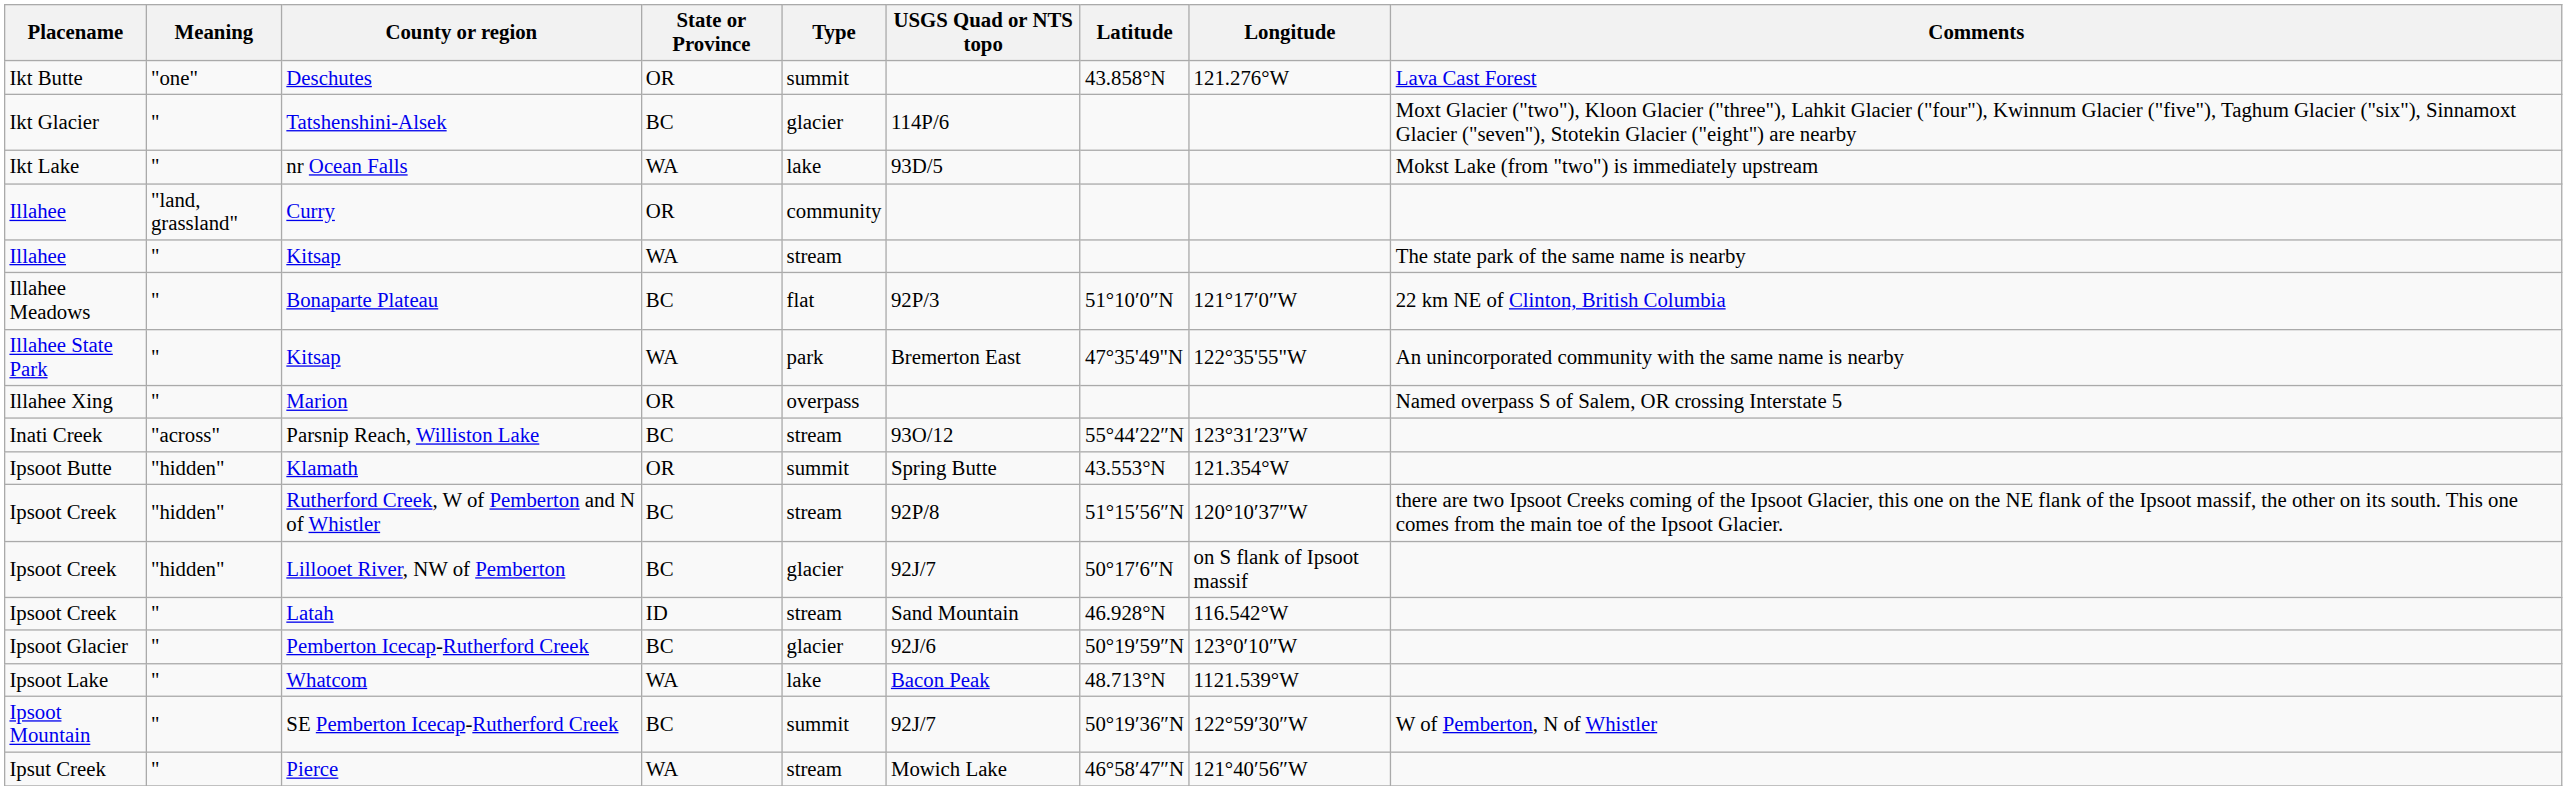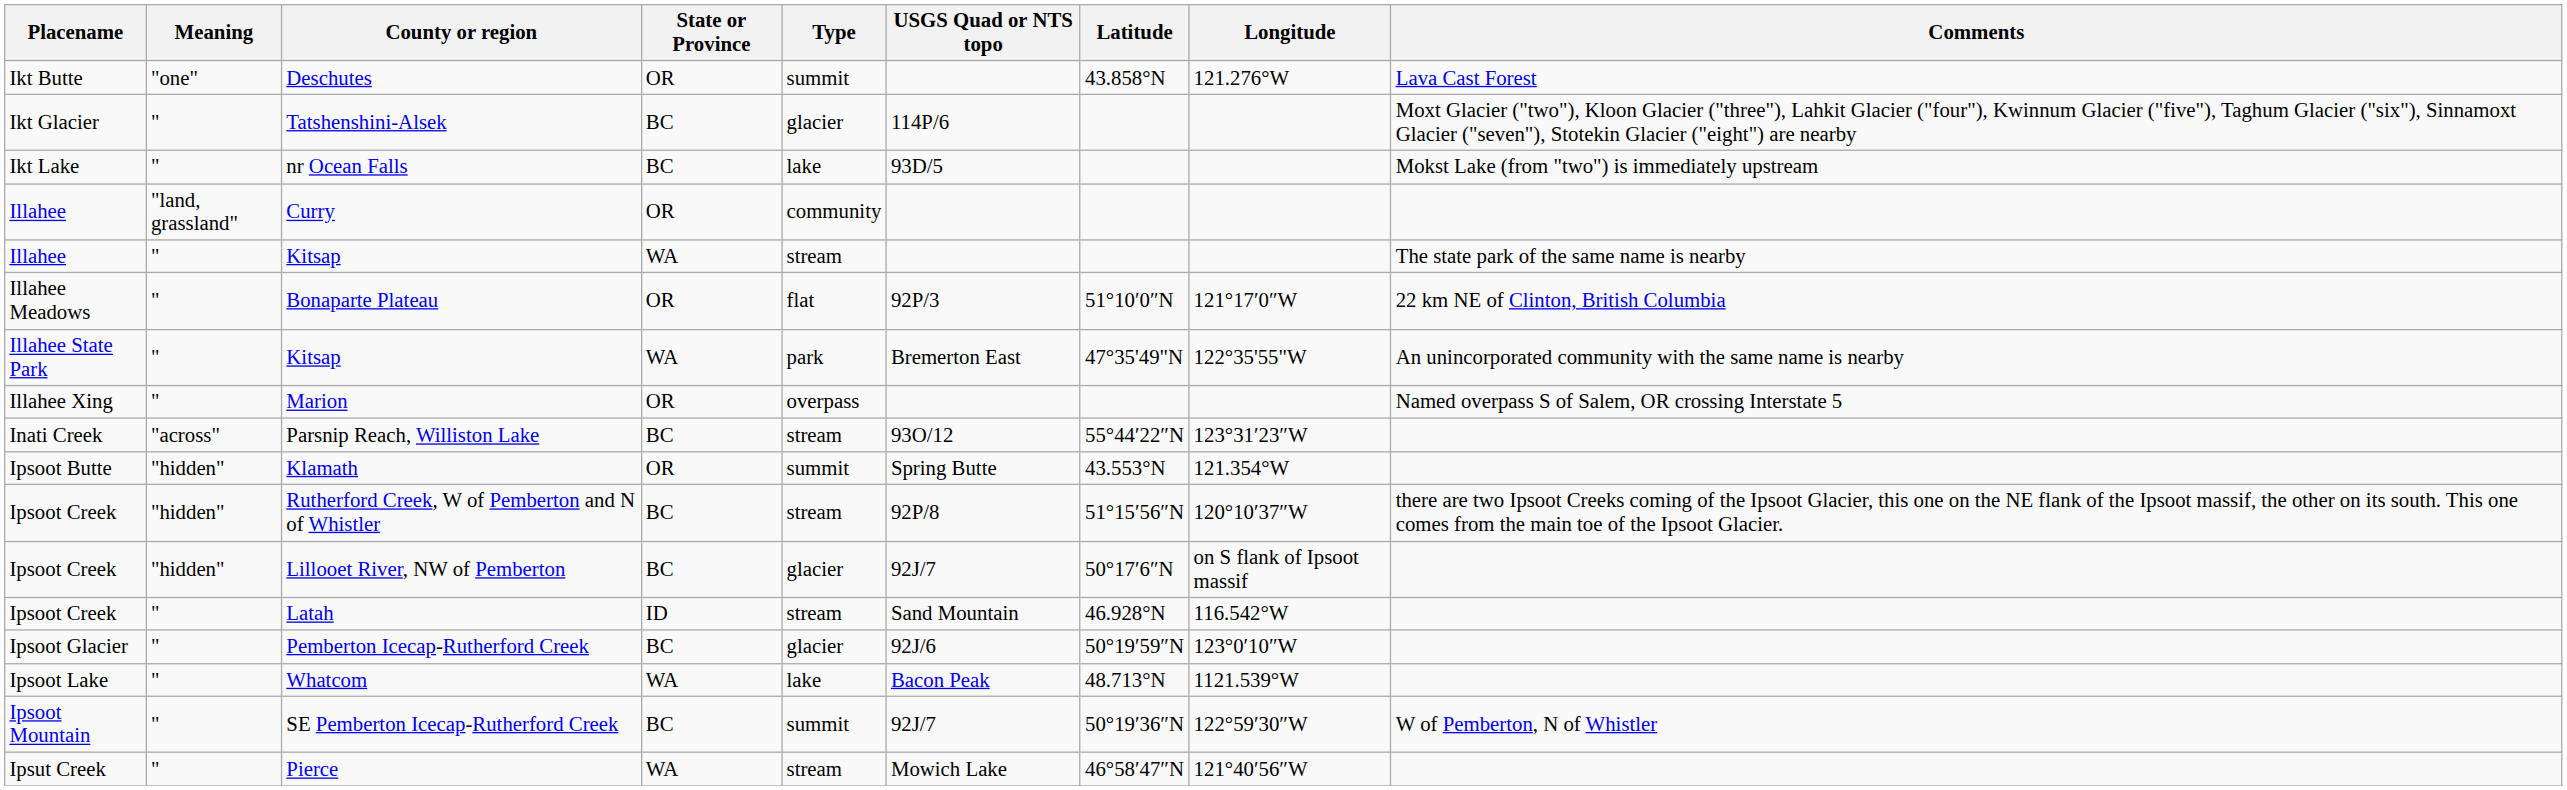(662, 166) WA -> (660, 166) BC
(660, 300) BC -> (660, 300) OR
